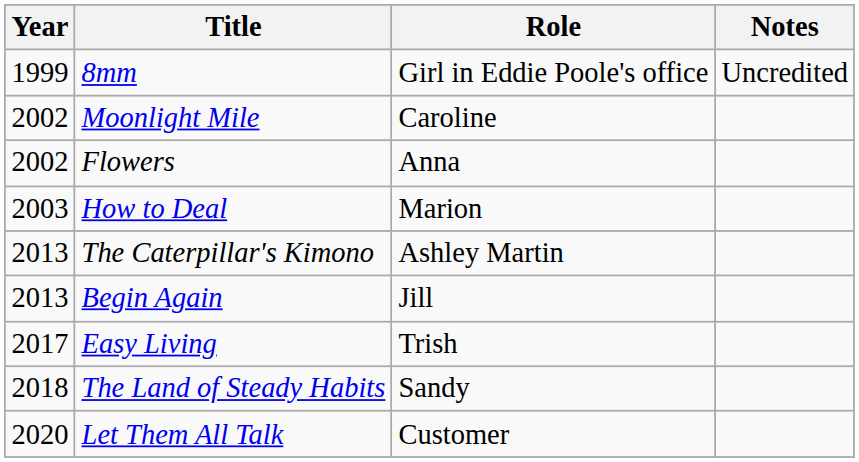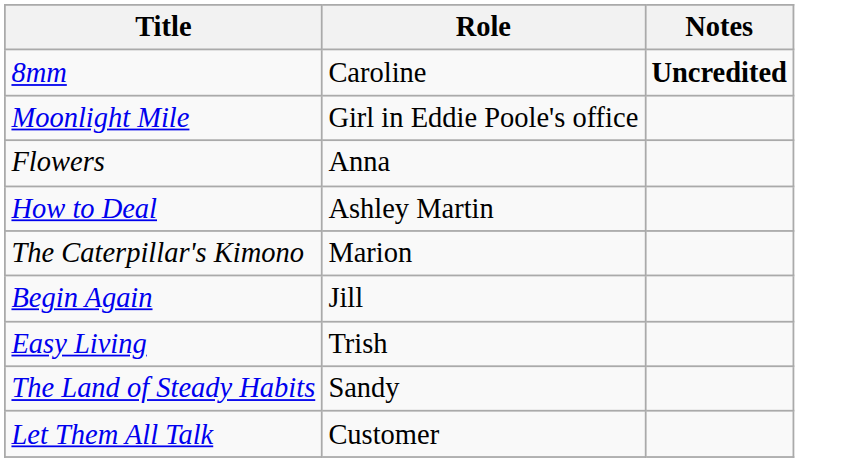- column: (40, 27)
(553, 72) Girl in Eddie Poole's office -> (377, 72) Caroline
(785, 72) normal -> (719, 72) bold
(447, 117) Caroline -> (483, 117) Girl in Eddie Poole's office
(440, 207) Marion -> (411, 207) Ashley Martin
(481, 252) Ashley Martin -> (370, 252) Marion
